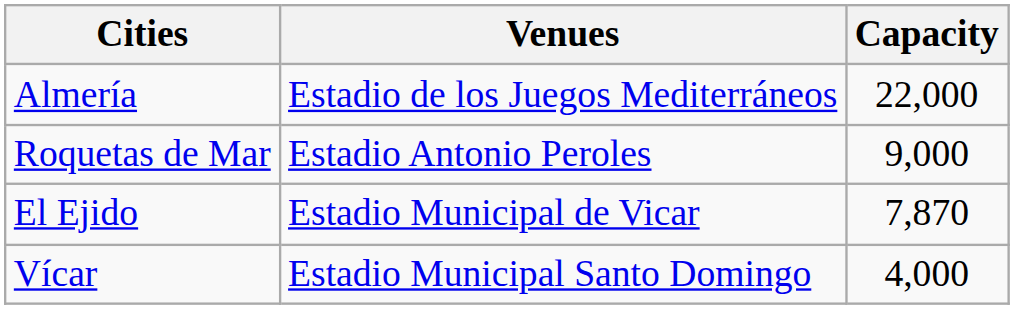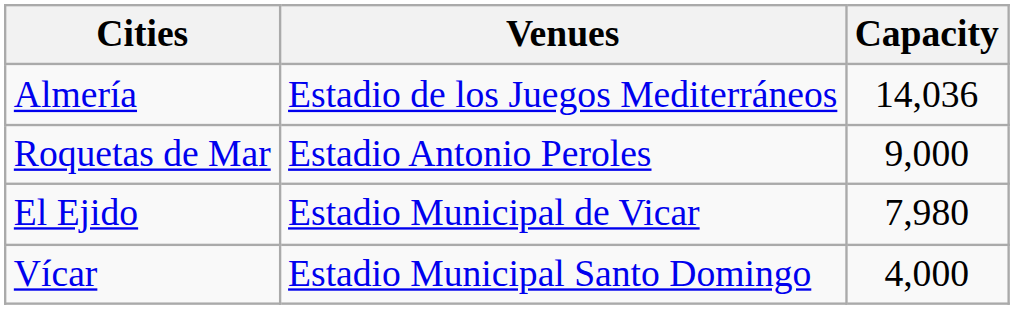(927, 93) 22,000 -> (927, 93) 14,036
(927, 213) 7,870 -> (927, 213) 7,980
